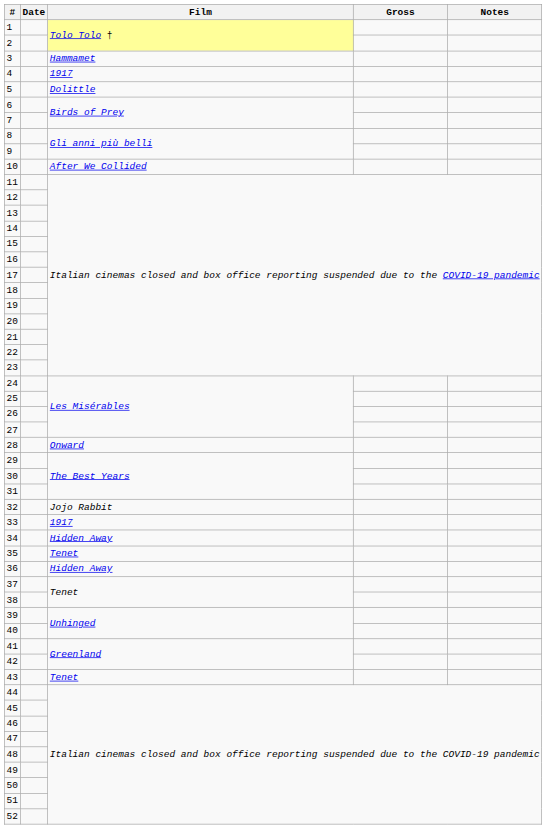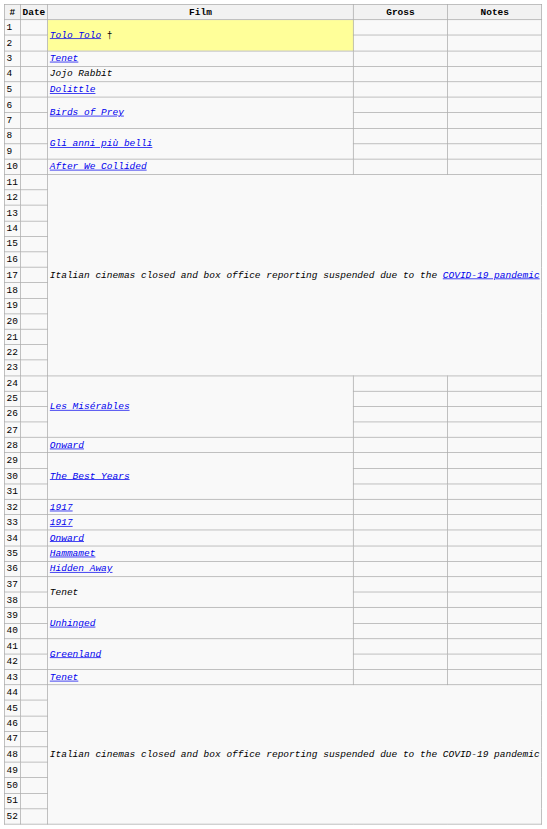(73, 58) Hammamet -> (64, 58) Tenet
(61, 74) 1917 -> (81, 74) Jojo Rabbit
(81, 507) Jojo Rabbit -> (61, 507) 1917
(81, 538) Hidden Away -> (67, 538) Onward
(64, 553) Tenet -> (73, 553) Hammamet
